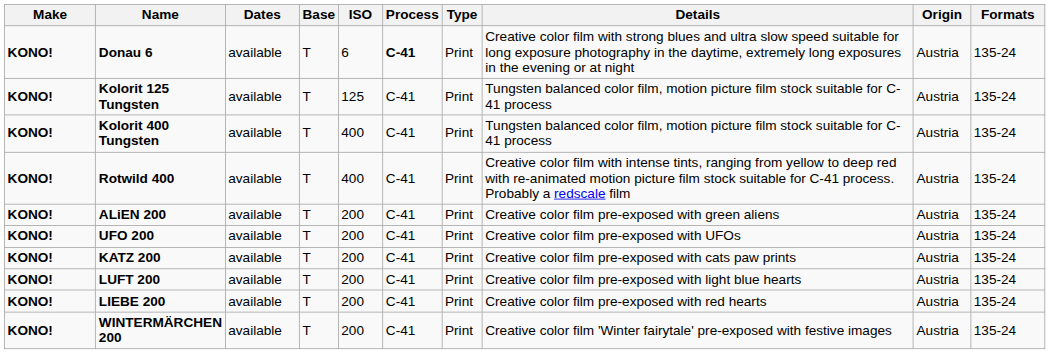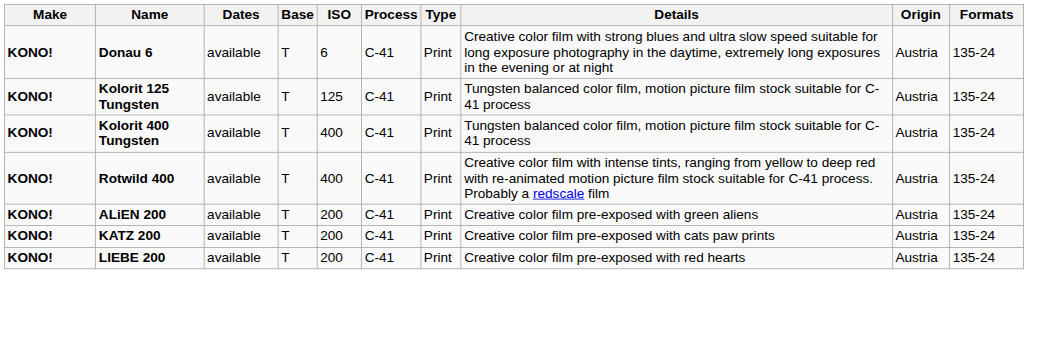(401, 52) bold -> (379, 52) normal
- row: (126, 236)
- row: (129, 279)
- row: (160, 330)
